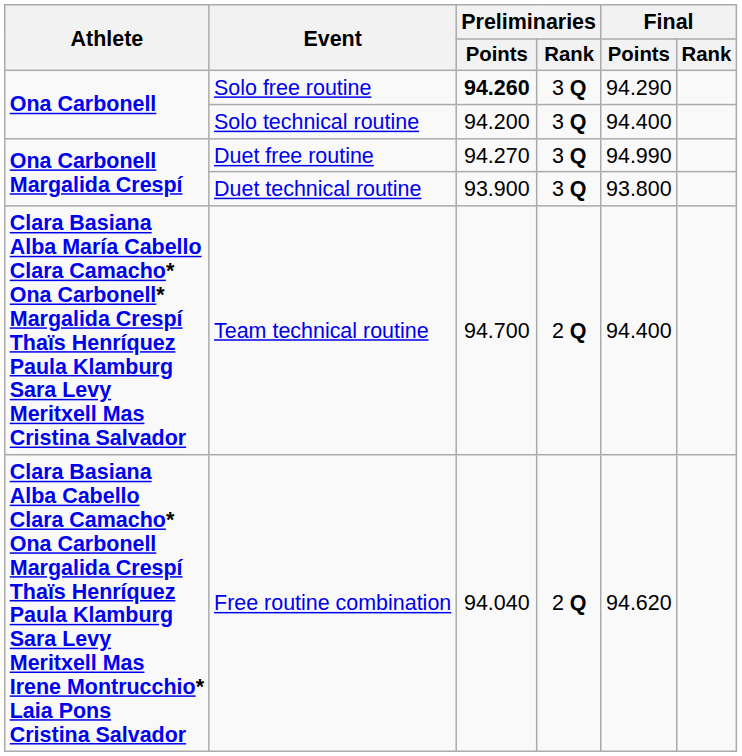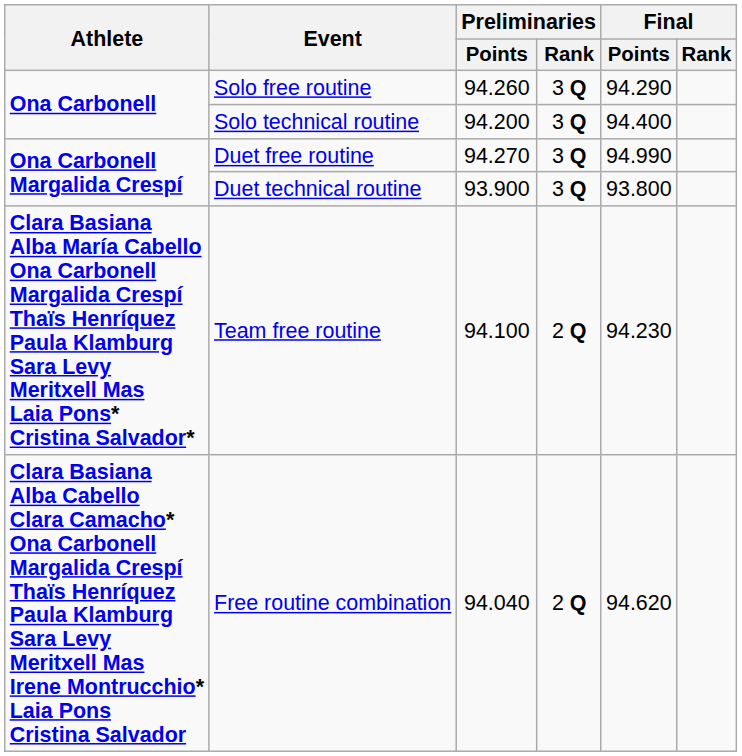(497, 88) bold -> (497, 88) normal
+ row: (297, 331)
- row: (321, 331)
